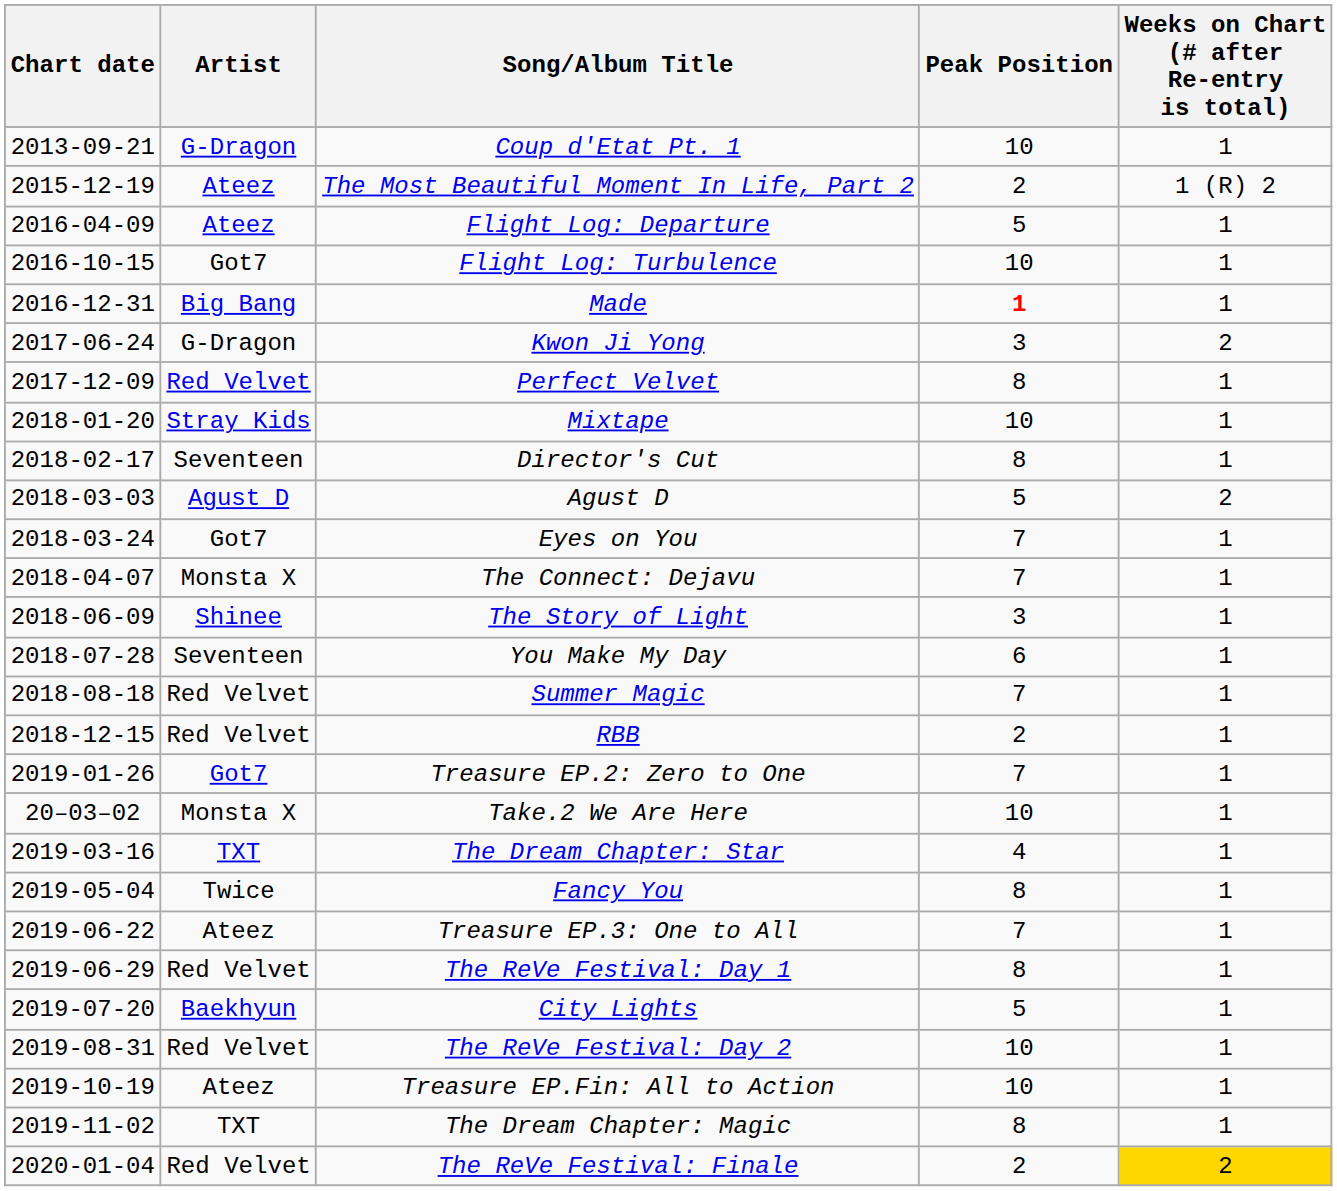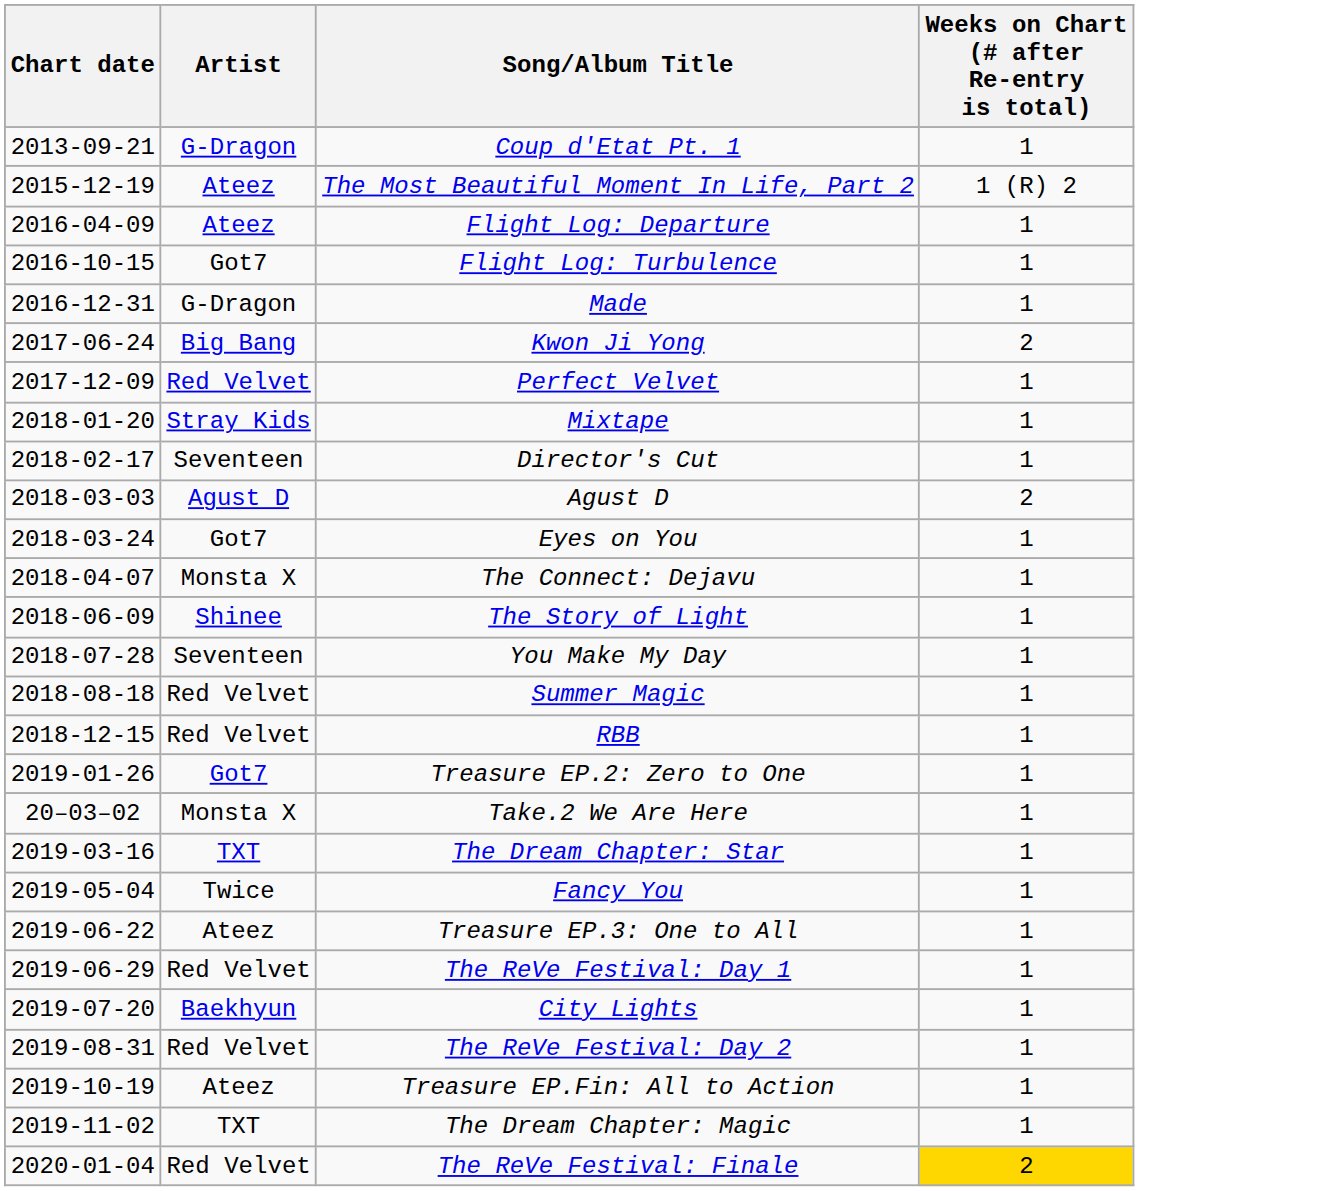- column: (1019, 66)
(239, 304) Big Bang -> (239, 304) G-Dragon
(239, 343) G-Dragon -> (239, 343) Big Bang
